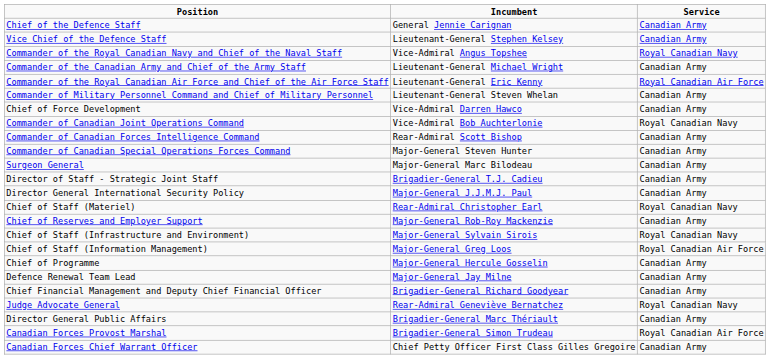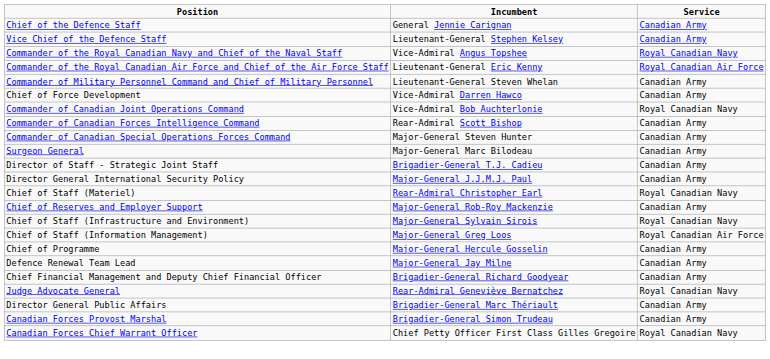- row: (156, 67)
(702, 333) Royal Canadian Air Force -> (673, 319) Canadian Army
(673, 347) Canadian Army -> (689, 333) Royal Canadian Navy
